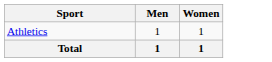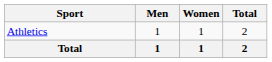+ column: (245, 13)
